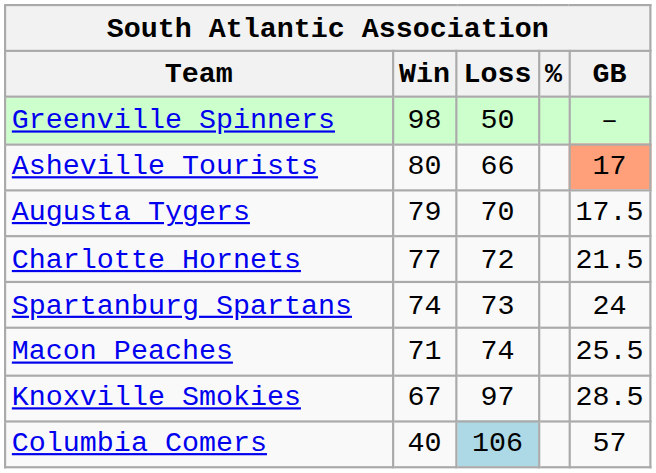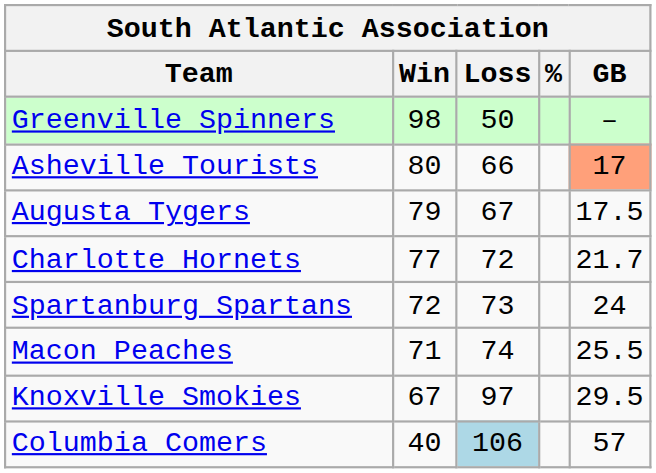(498, 213) 70 -> (498, 213) 67
(610, 259) 21.5 -> (610, 259) 21.7
(425, 305) 74 -> (425, 305) 72
(610, 398) 28.5 -> (610, 398) 29.5
